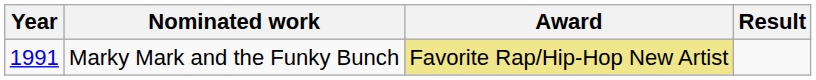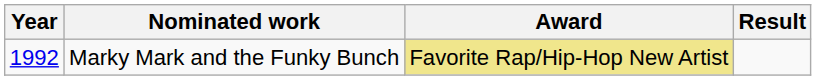(34, 57) 1991 -> (34, 57) 1992
